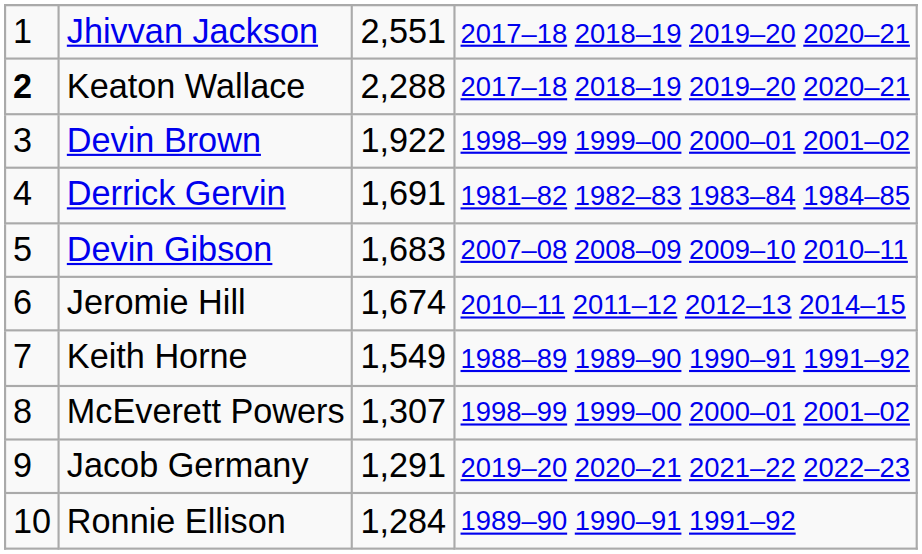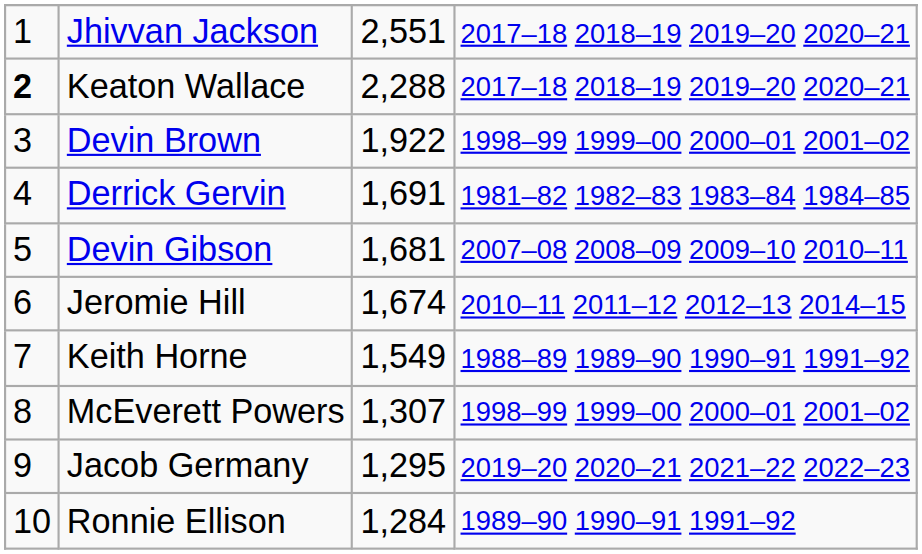(403, 248) 1,683 -> (403, 248) 1,681
(403, 466) 1,291 -> (403, 466) 1,295
